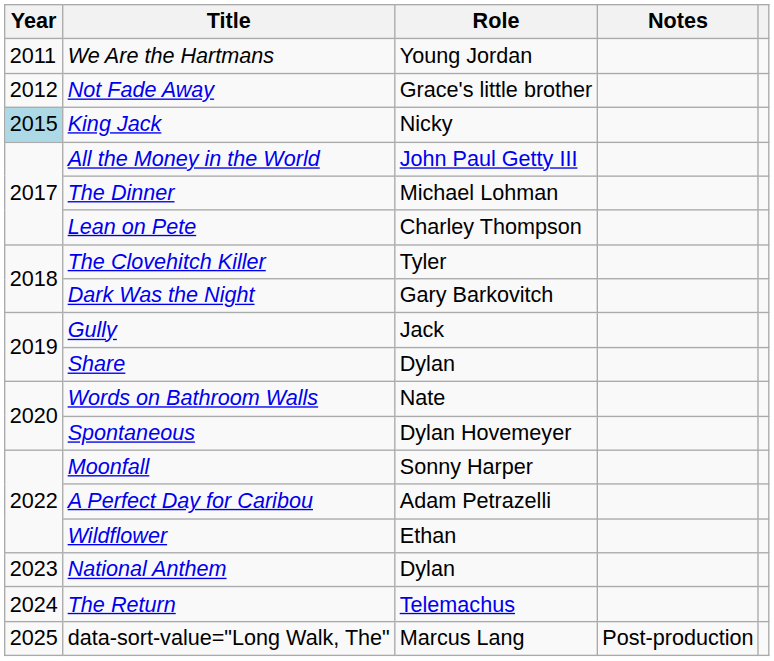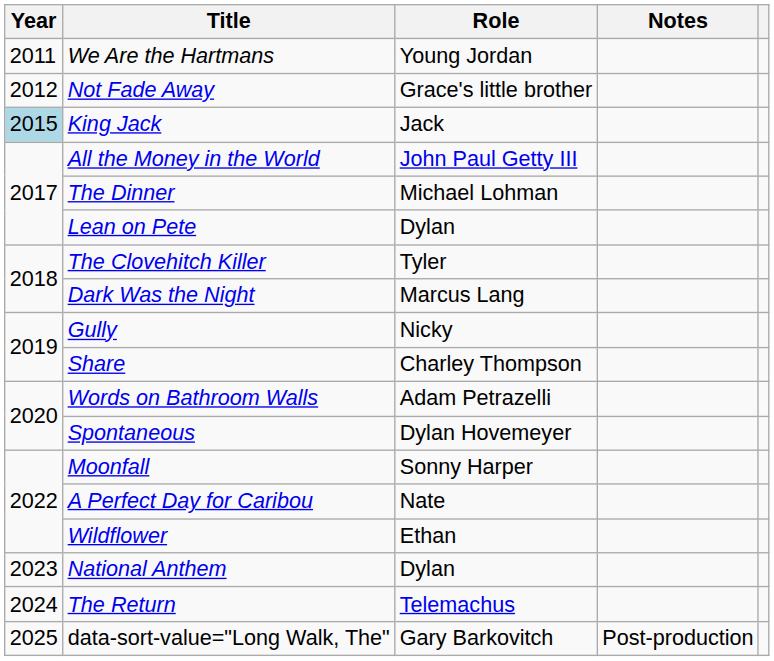(426, 124) Nicky -> (422, 124) Jack
(491, 227) Charley Thompson -> (427, 227) Dylan
(477, 295) Gary Barkovitch -> (462, 295) Marcus Lang
(422, 329) Jack -> (426, 329) Nicky
(427, 364) Dylan -> (491, 364) Charley Thompson
(423, 398) Nate -> (475, 398) Adam Petrazelli
(475, 501) Adam Petrazelli -> (423, 501) Nate
(462, 638) Marcus Lang -> (477, 638) Gary Barkovitch
